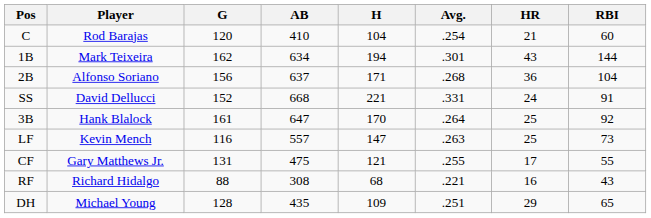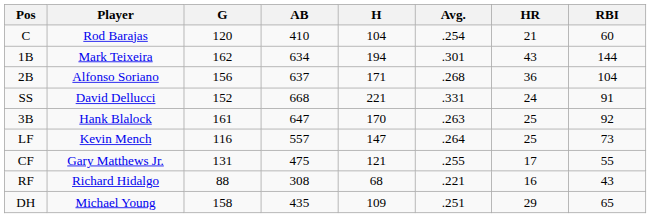(453, 118) .264 -> (453, 118) .263
(453, 139) .263 -> (453, 139) .264
(222, 202) 128 -> (222, 202) 158
